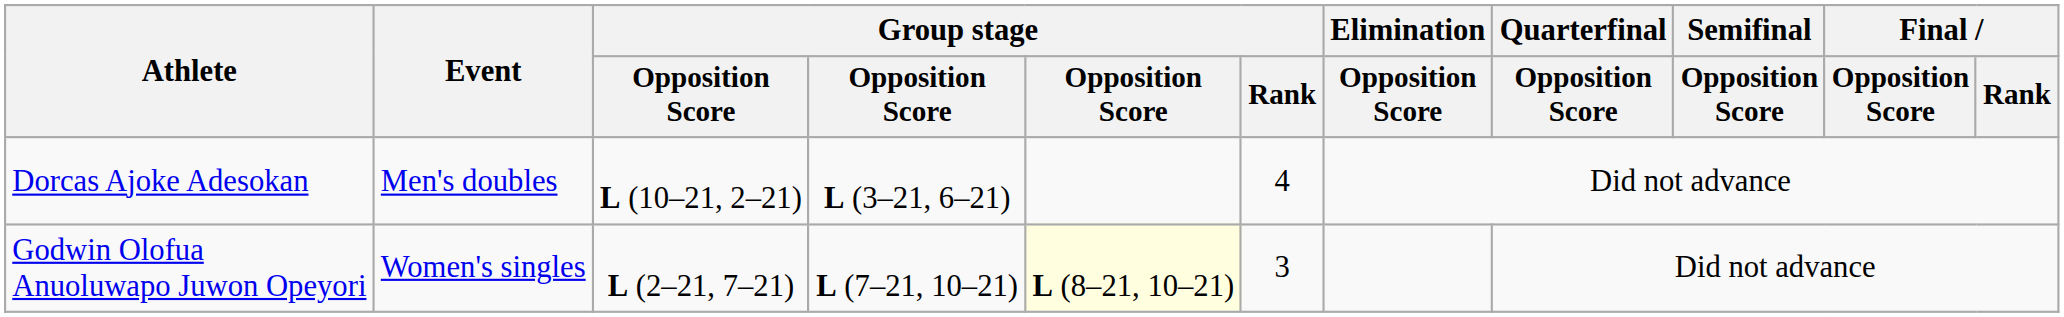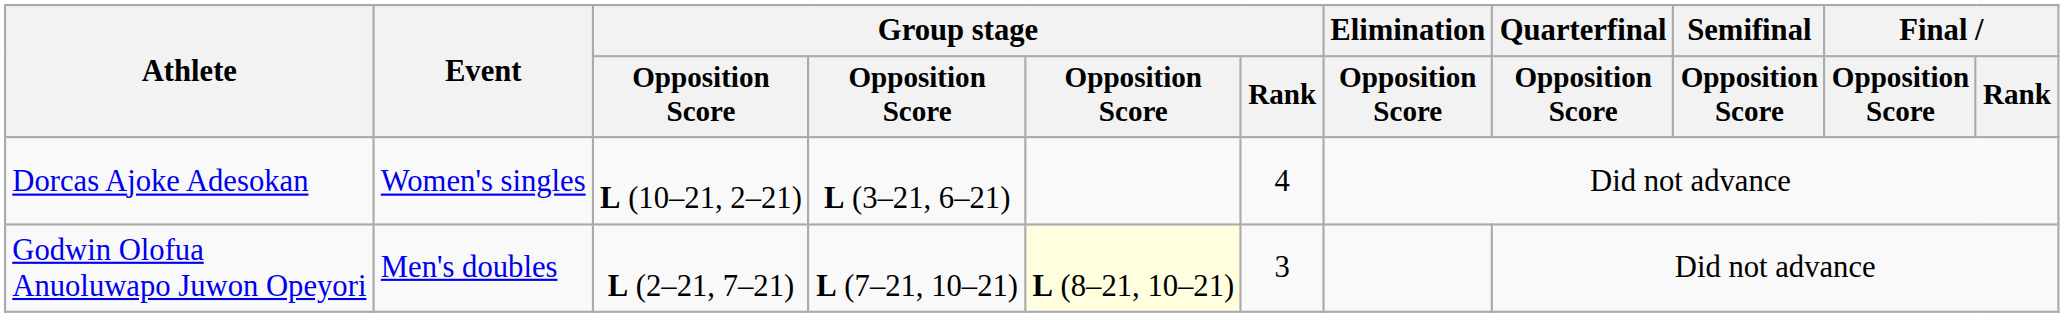(469, 180) Men's doubles -> (483, 180) Women's singles
(483, 267) Women's singles -> (469, 267) Men's doubles
